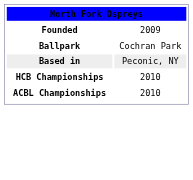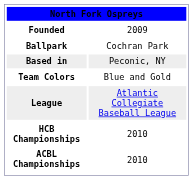+ row: (47, 77)
+ row: (47, 103)
